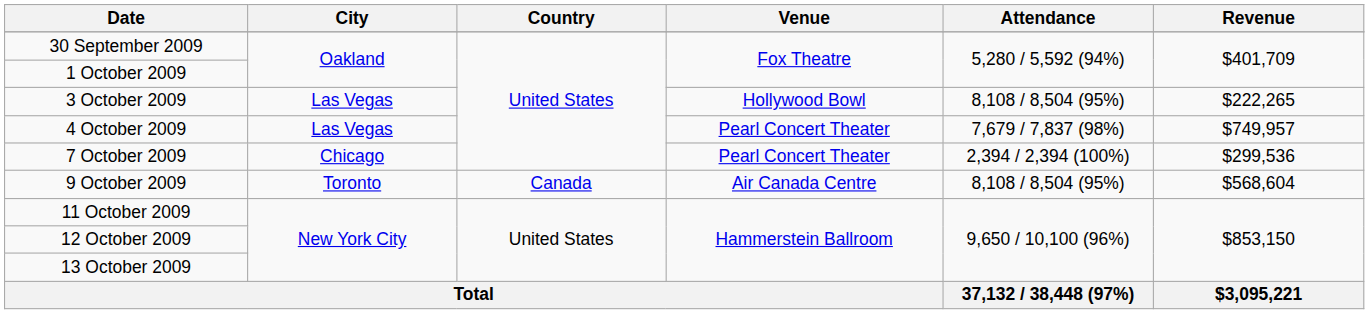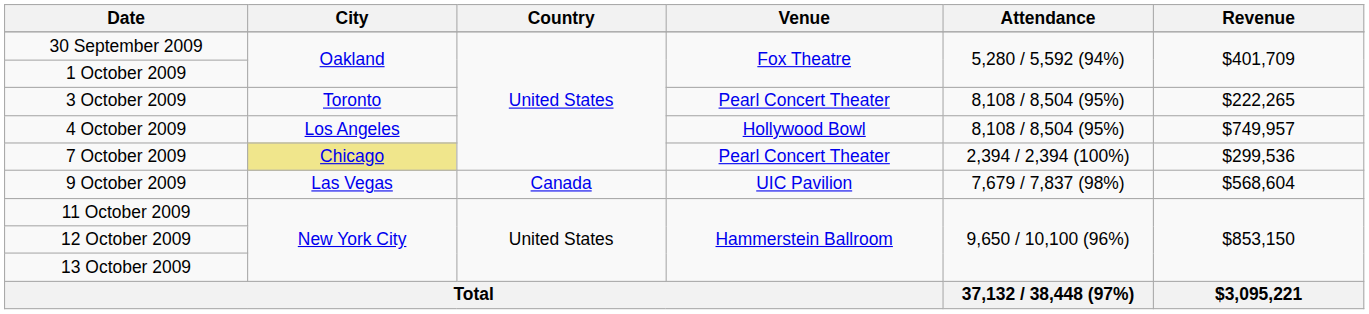(352, 101) Las Vegas -> (352, 101) Toronto
(804, 101) Hollywood Bowl -> (804, 101) Pearl Concert Theater
(352, 128) Las Vegas -> (352, 128) Los Angeles
(804, 128) Pearl Concert Theater -> (804, 128) Hollywood Bowl
(1048, 128) 7,679 / 7,837 (98%) -> (1048, 128) 8,108 / 8,504 (95%)
(352, 156) no background -> (352, 156) khaki background
(352, 184) Toronto -> (352, 184) Las Vegas
(804, 184) Air Canada Centre -> (804, 184) UIC Pavilion
(1048, 184) 8,108 / 8,504 (95%) -> (1048, 184) 7,679 / 7,837 (98%)
